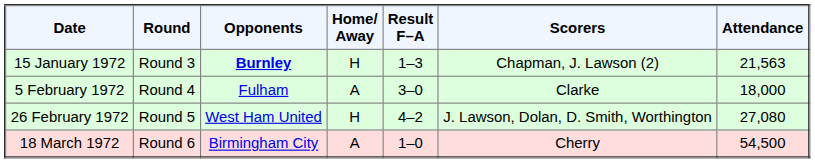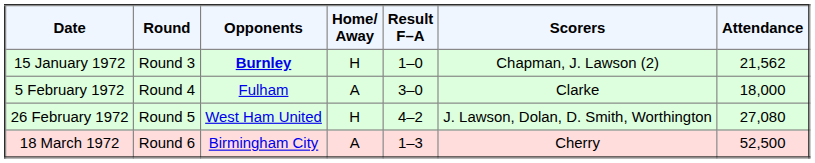(410, 63) 1–3 -> (410, 63) 1–0
(763, 63) 21,563 -> (763, 63) 21,562
(410, 143) 1–0 -> (410, 143) 1–3
(763, 143) 54,500 -> (763, 143) 52,500
